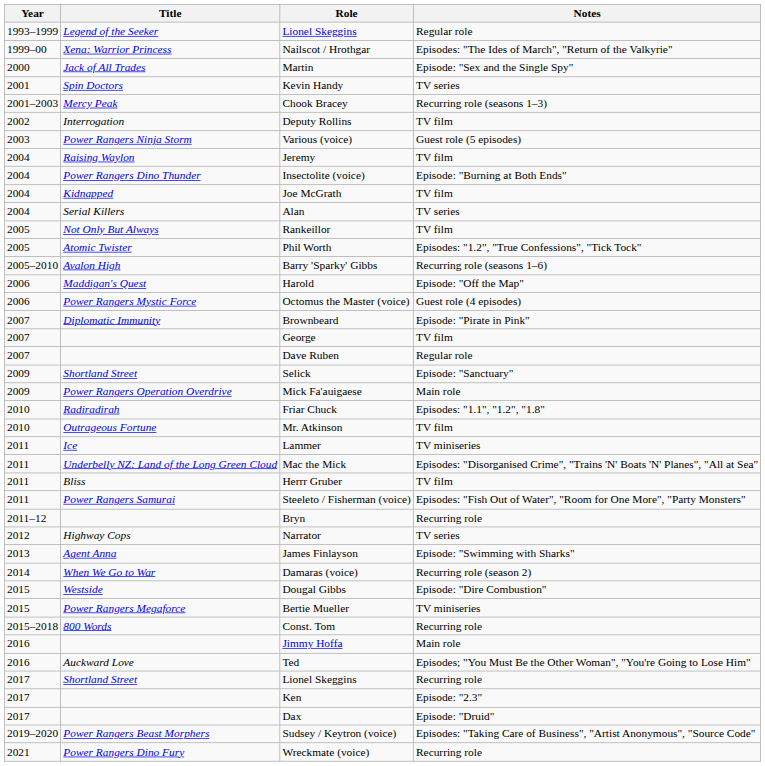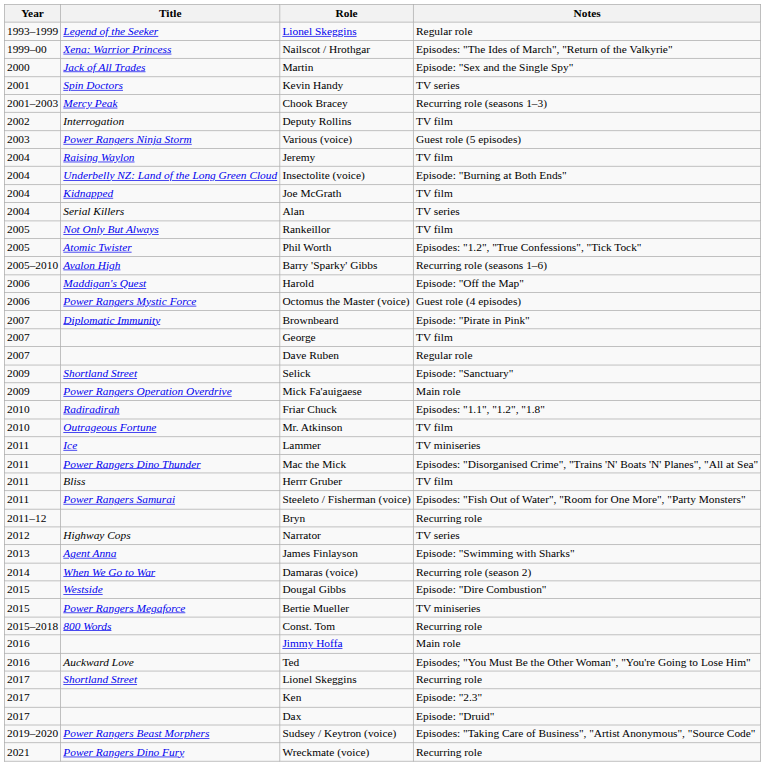(132, 175) Power Rangers Dino Thunder -> (170, 175) Underbelly NZ: Land of the Long Green Cloud
(170, 463) Underbelly NZ: Land of the Long Green Cloud -> (132, 463) Power Rangers Dino Thunder
